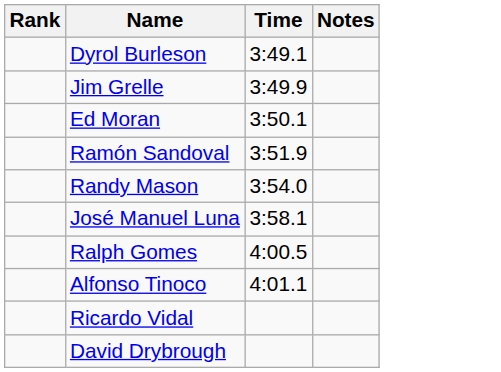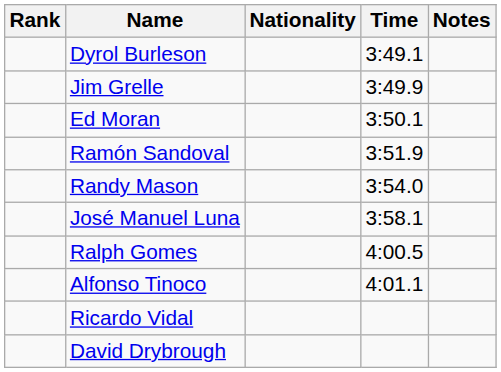+ column: (303, 20)
